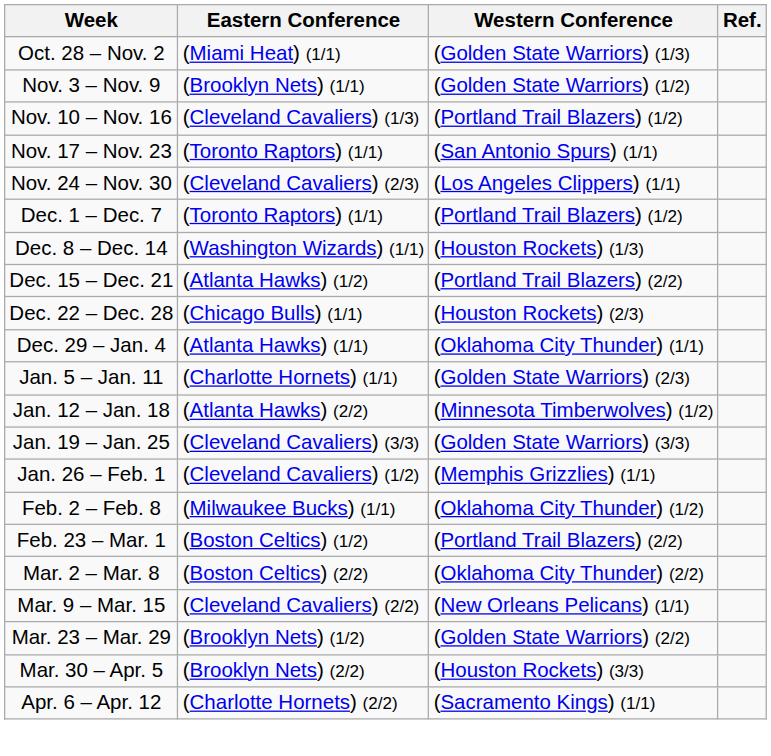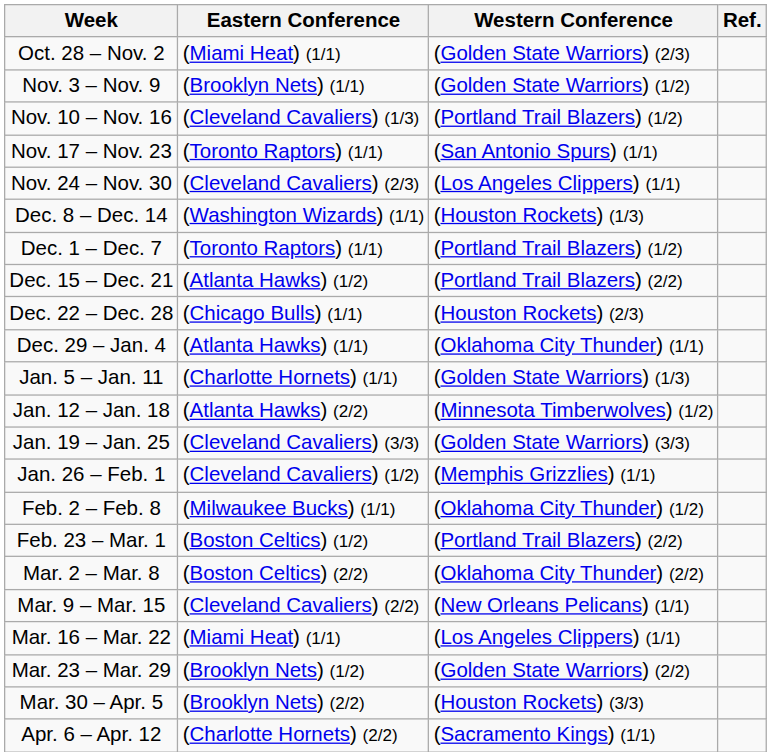(562, 53) (Golden State Warriors) (1/3) -> (562, 53) (Golden State Warriors) (2/3)
rows swapped: (91, 215) <-> (91, 248)
(562, 378) (Golden State Warriors) (2/3) -> (562, 378) (Golden State Warriors) (1/3)
+ row: (91, 637)
